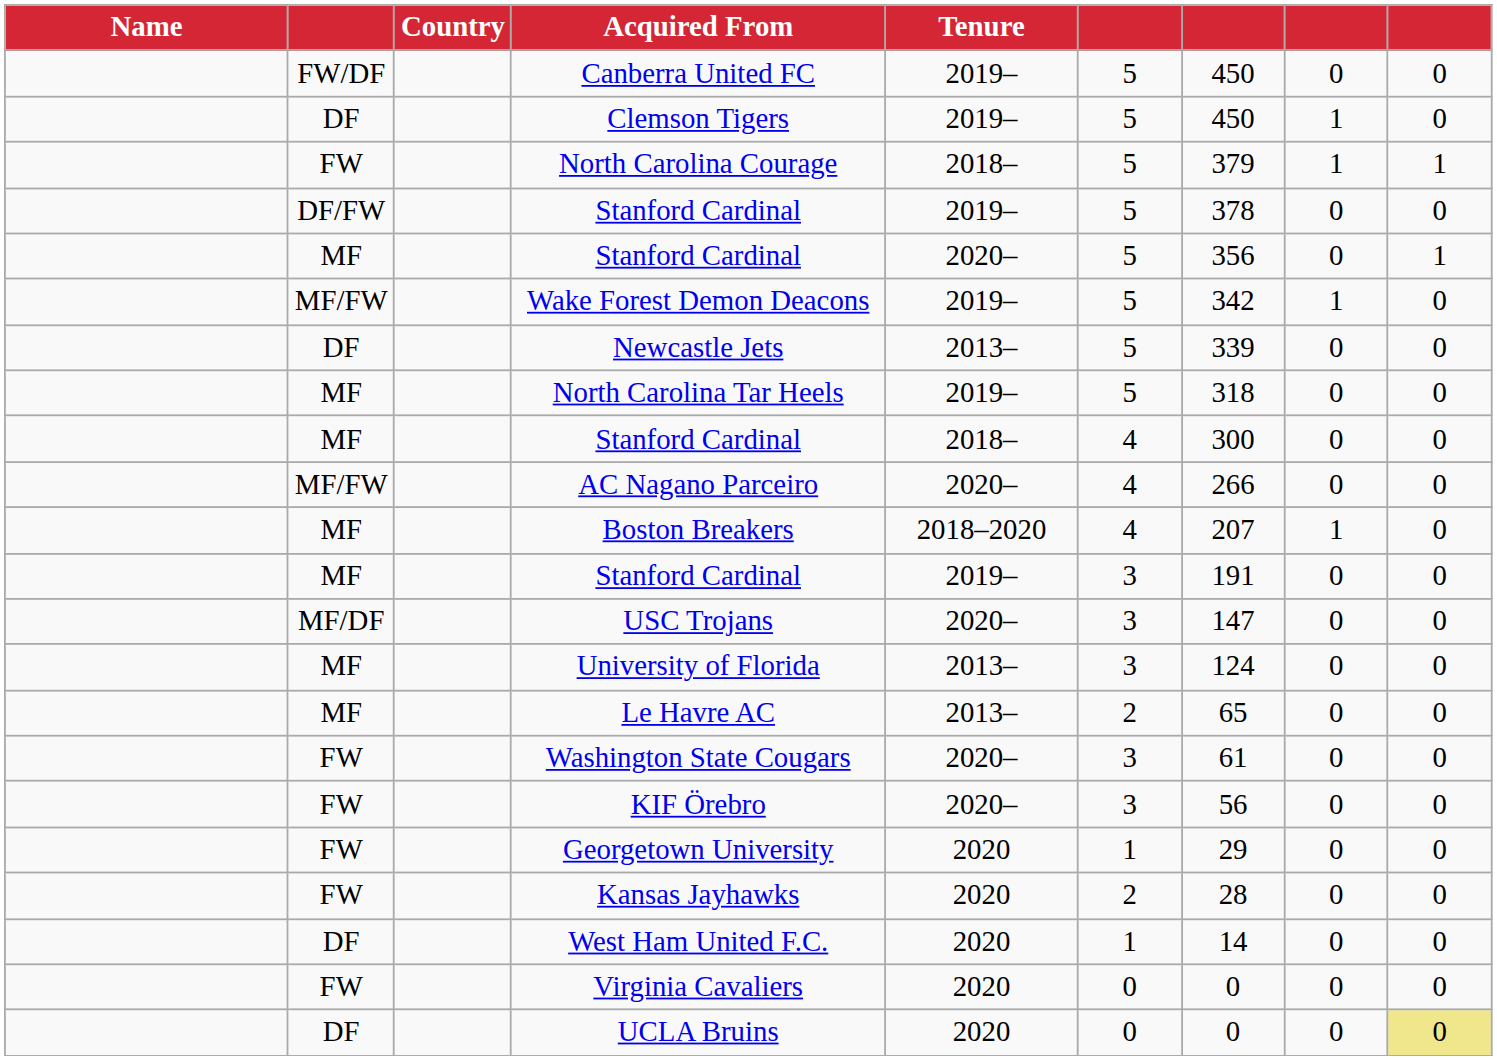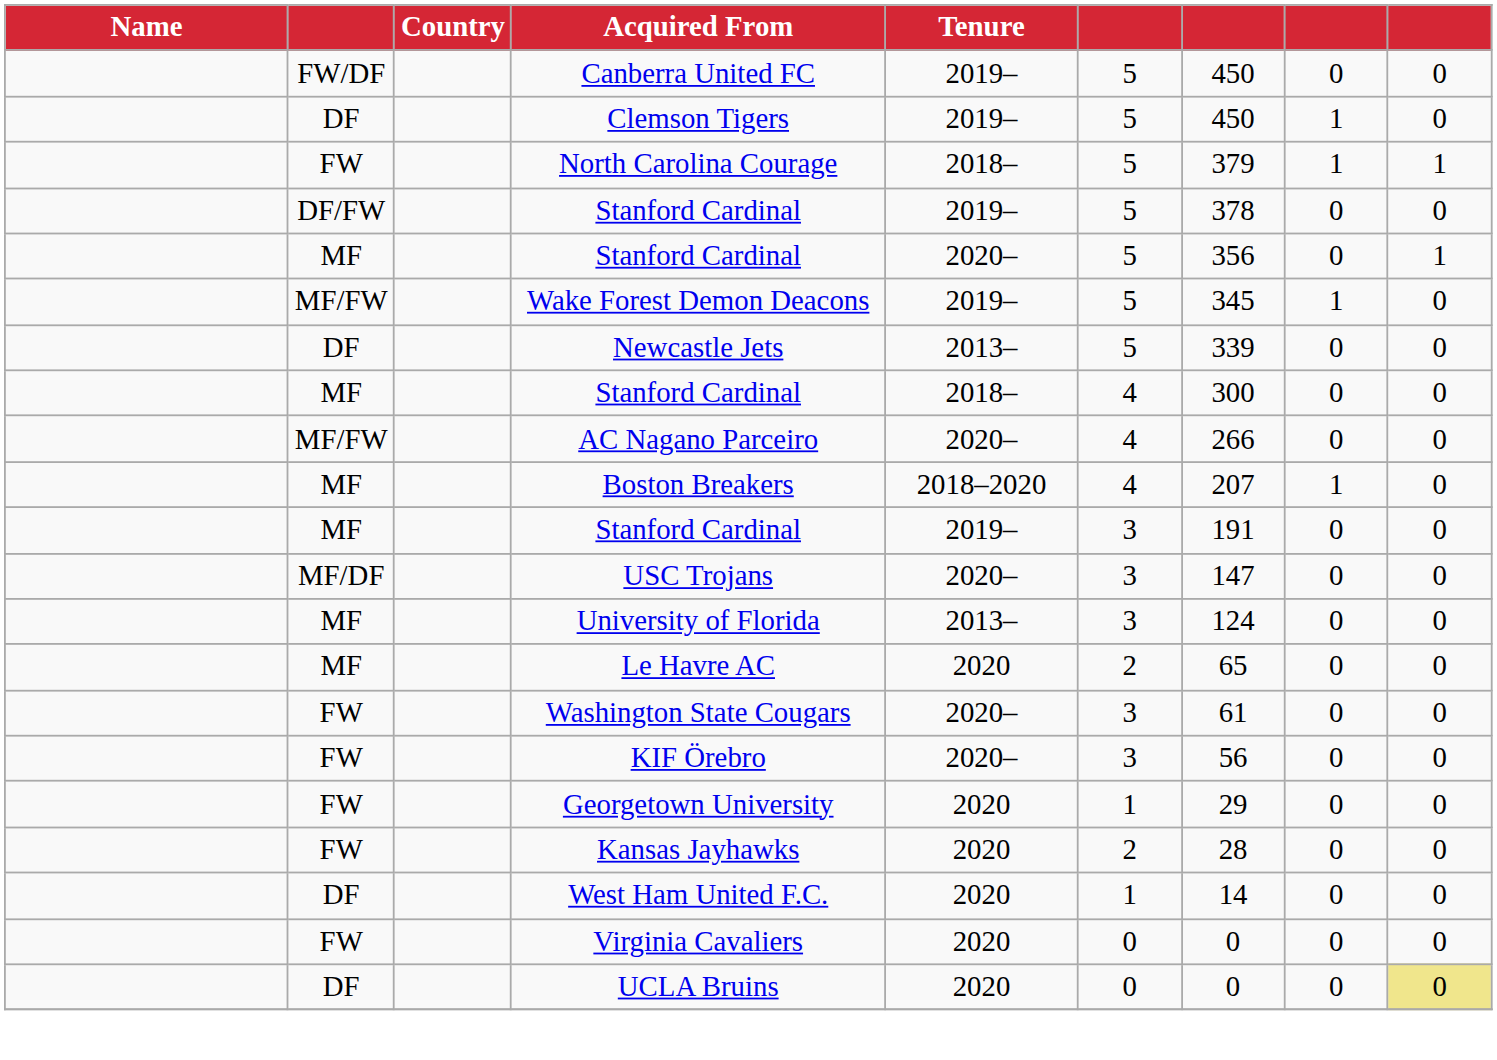(1233, 301) 342 -> (1233, 301) 345
- row: (341, 392)
(981, 712) 2013– -> (981, 666) 2020
